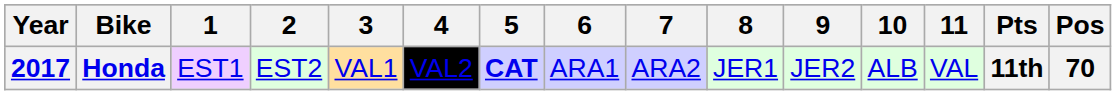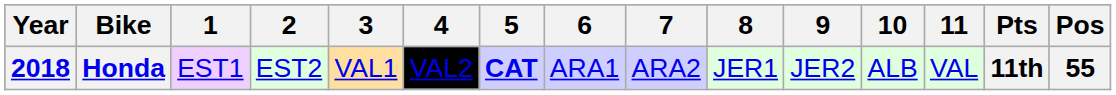(40, 67) 2017 -> (40, 67) 2018
(1080, 67) 70 -> (1080, 67) 55
